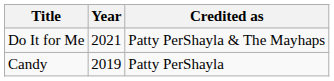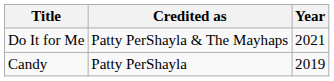columns swapped: (106, 16) <-> (227, 16)
